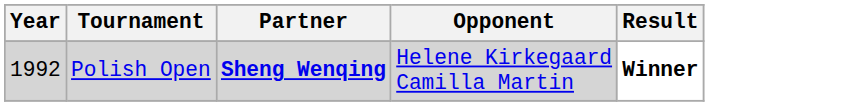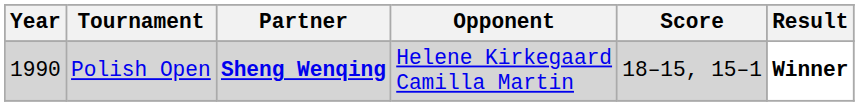+ column: (692, 22)
(35, 71) 1992 -> (35, 71) 1990
